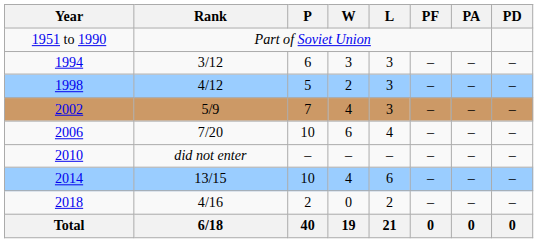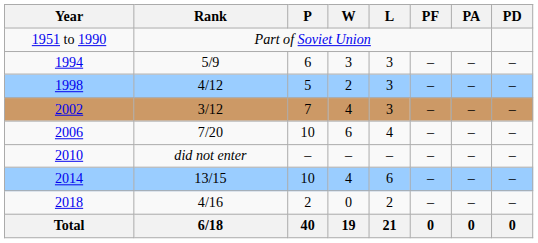(210, 63) 3/12 -> (210, 63) 5/9
(210, 109) 5/9 -> (210, 109) 3/12
